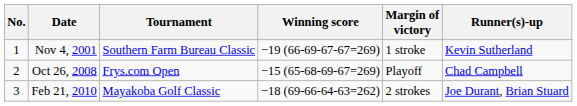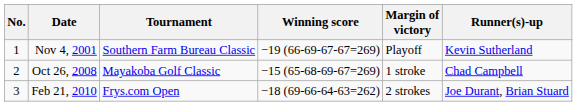(405, 50) 1 stroke -> (404, 50) Playoff
(141, 70) Frys.com Open -> (161, 70) Mayakoba Golf Classic
(404, 70) Playoff -> (405, 70) 1 stroke
(161, 91) Mayakoba Golf Classic -> (141, 91) Frys.com Open
